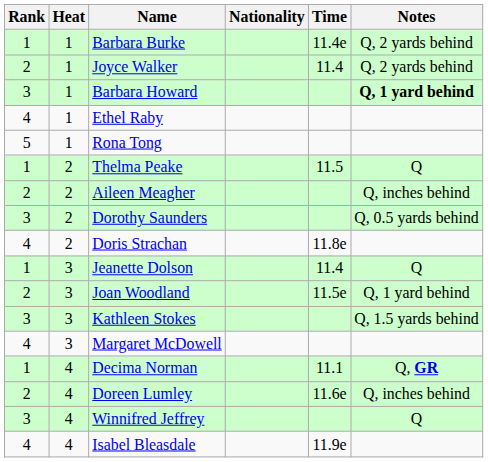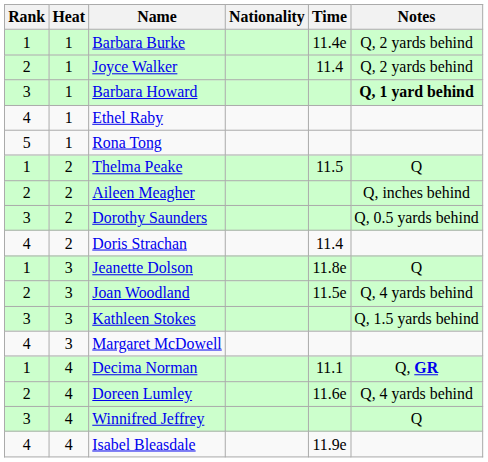(330, 243) 11.8e -> (329, 243) 11.4
(329, 268) 11.4 -> (330, 268) 11.8e
(417, 293) Q, 1 yard behind -> (417, 293) Q, 4 yards behind
(417, 393) Q, inches behind -> (417, 393) Q, 4 yards behind
